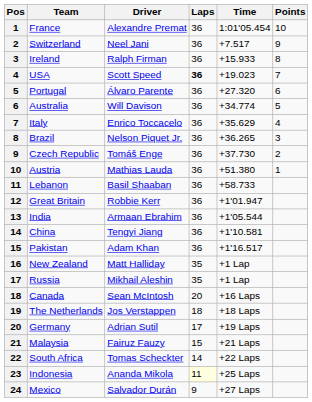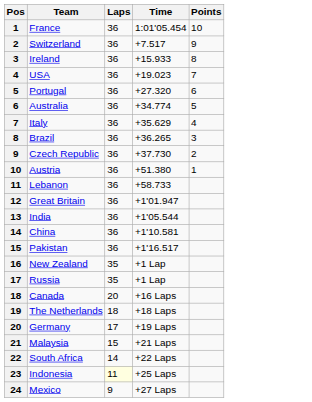- column: (147, 12)
(197, 75) bold -> (113, 75) normal
